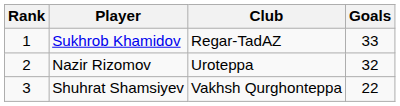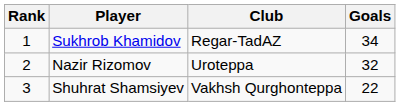(370, 40) 33 -> (370, 40) 34
